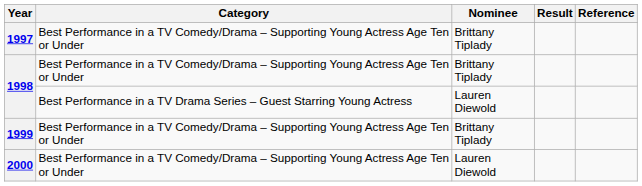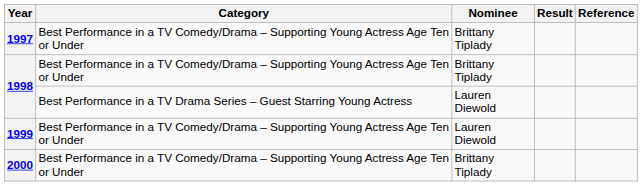(474, 133) Brittany Tiplady -> (475, 133) Lauren Diewold
(475, 165) Lauren Diewold -> (474, 165) Brittany Tiplady
